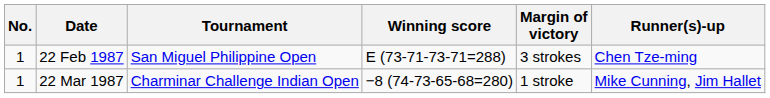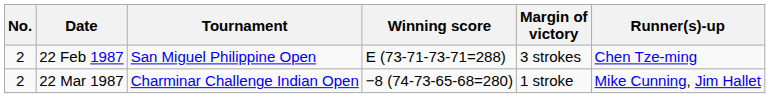(20, 57) 1 -> (20, 57) 2
(20, 81) 1 -> (20, 81) 2
